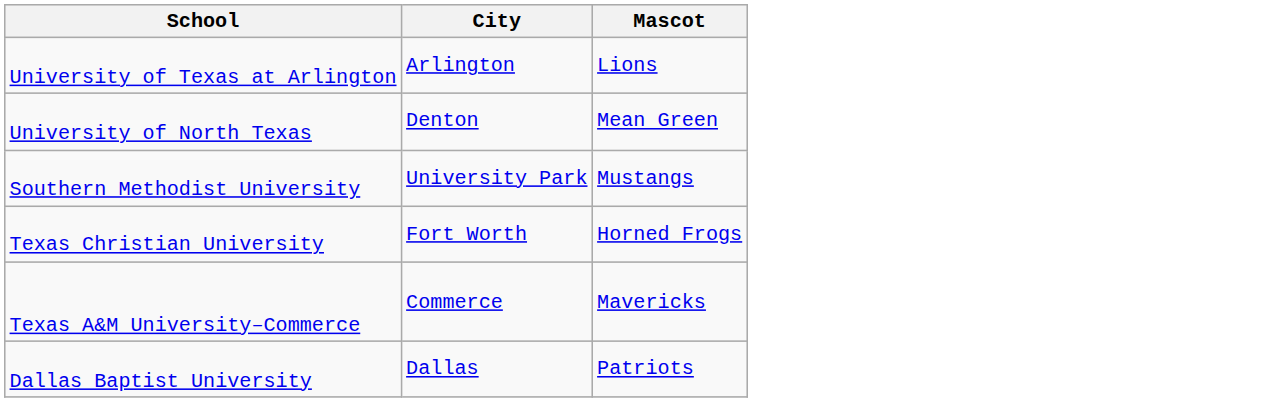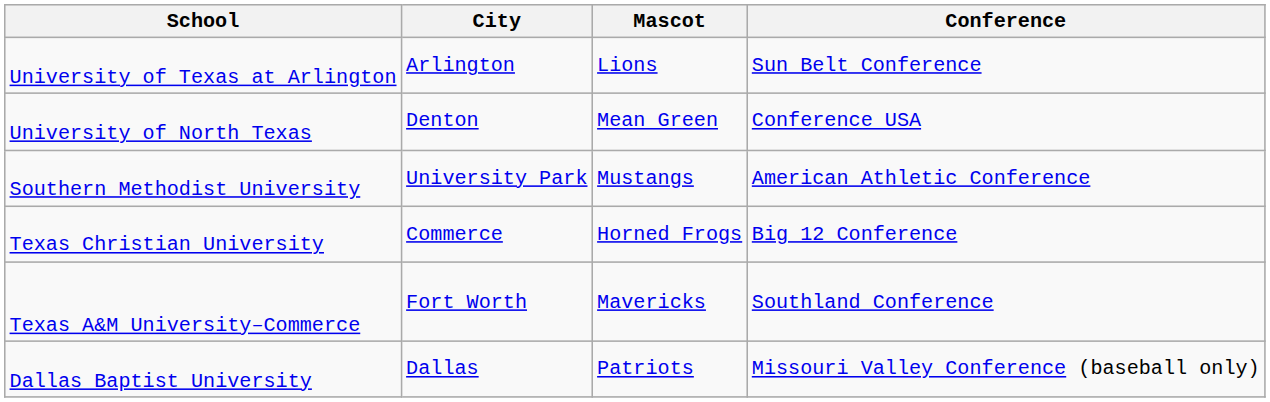+ column: (1006, 21)
(467, 234) Fort Worth -> (454, 234) Commerce
(454, 302) Commerce -> (467, 302) Fort Worth
